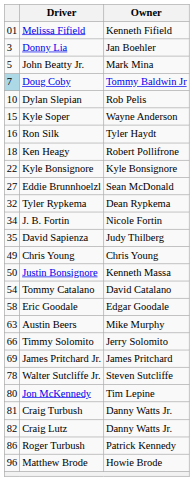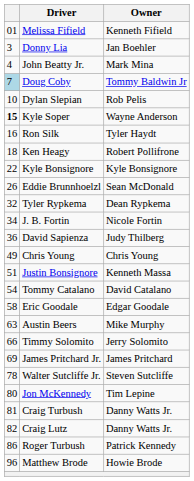(9, 65) 5 -> (9, 65) 4
(12, 117) normal -> (12, 117) bold
(12, 186) 27 -> (12, 186) 26
(12, 238) 35 -> (12, 238) 36
(12, 272) 50 -> (12, 272) 51
